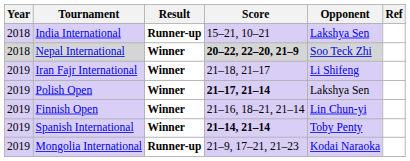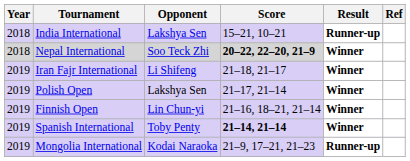columns swapped: (345, 14) <-> (174, 14)
(238, 90) bold -> (254, 90) normal
